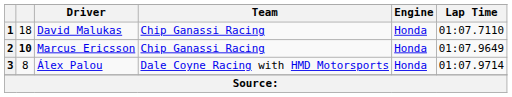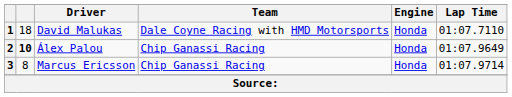(203, 31) Chip Ganassi Racing -> (265, 31) Dale Coyne Racing with HMD Motorsports
(86, 49) Marcus Ericsson -> (70, 49) Álex Palou
(70, 66) Álex Palou -> (86, 66) Marcus Ericsson
(265, 66) Dale Coyne Racing with HMD Motorsports -> (203, 66) Chip Ganassi Racing
